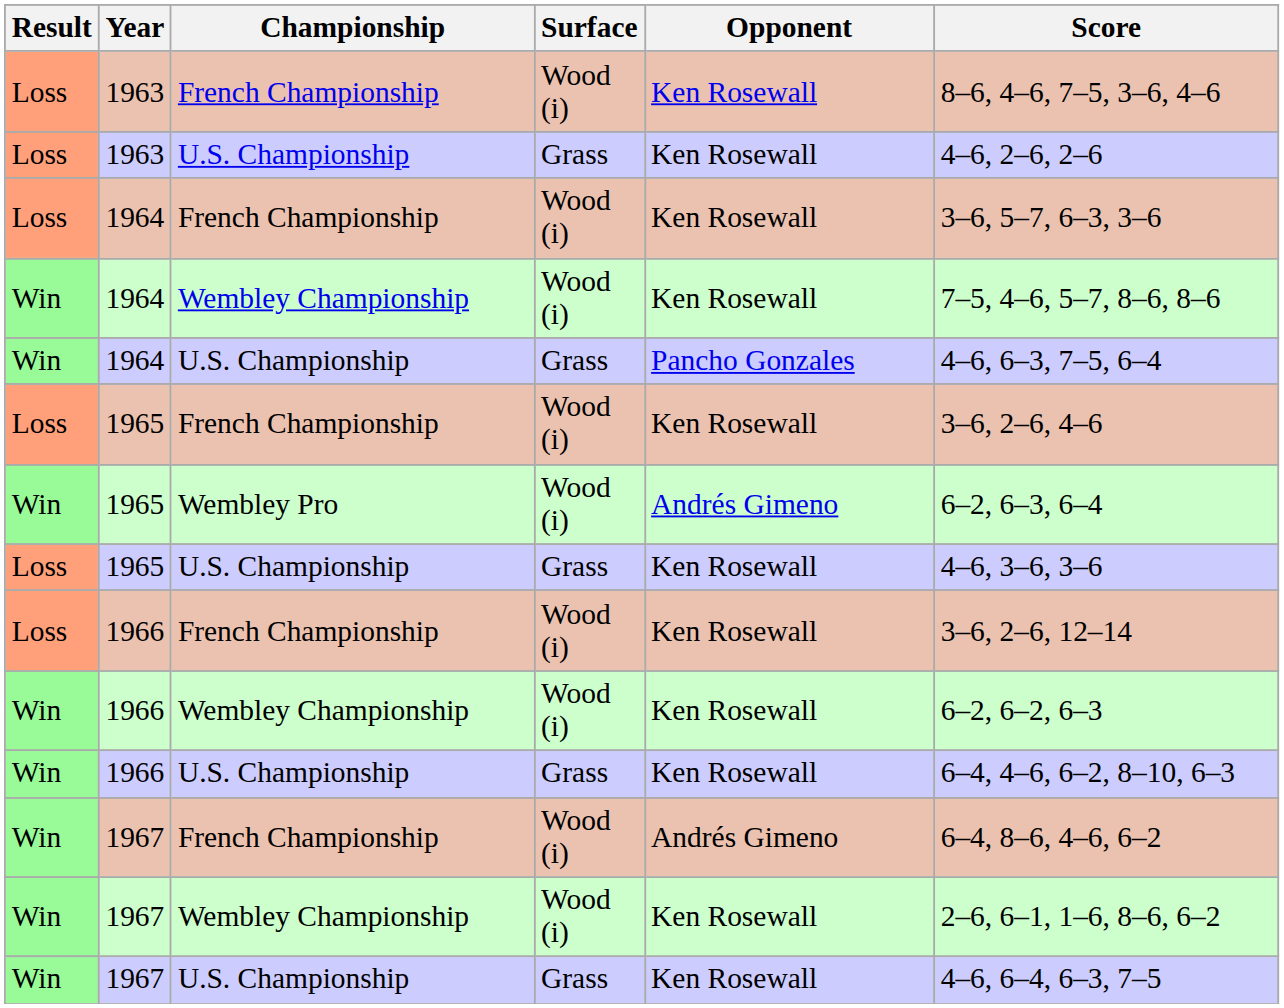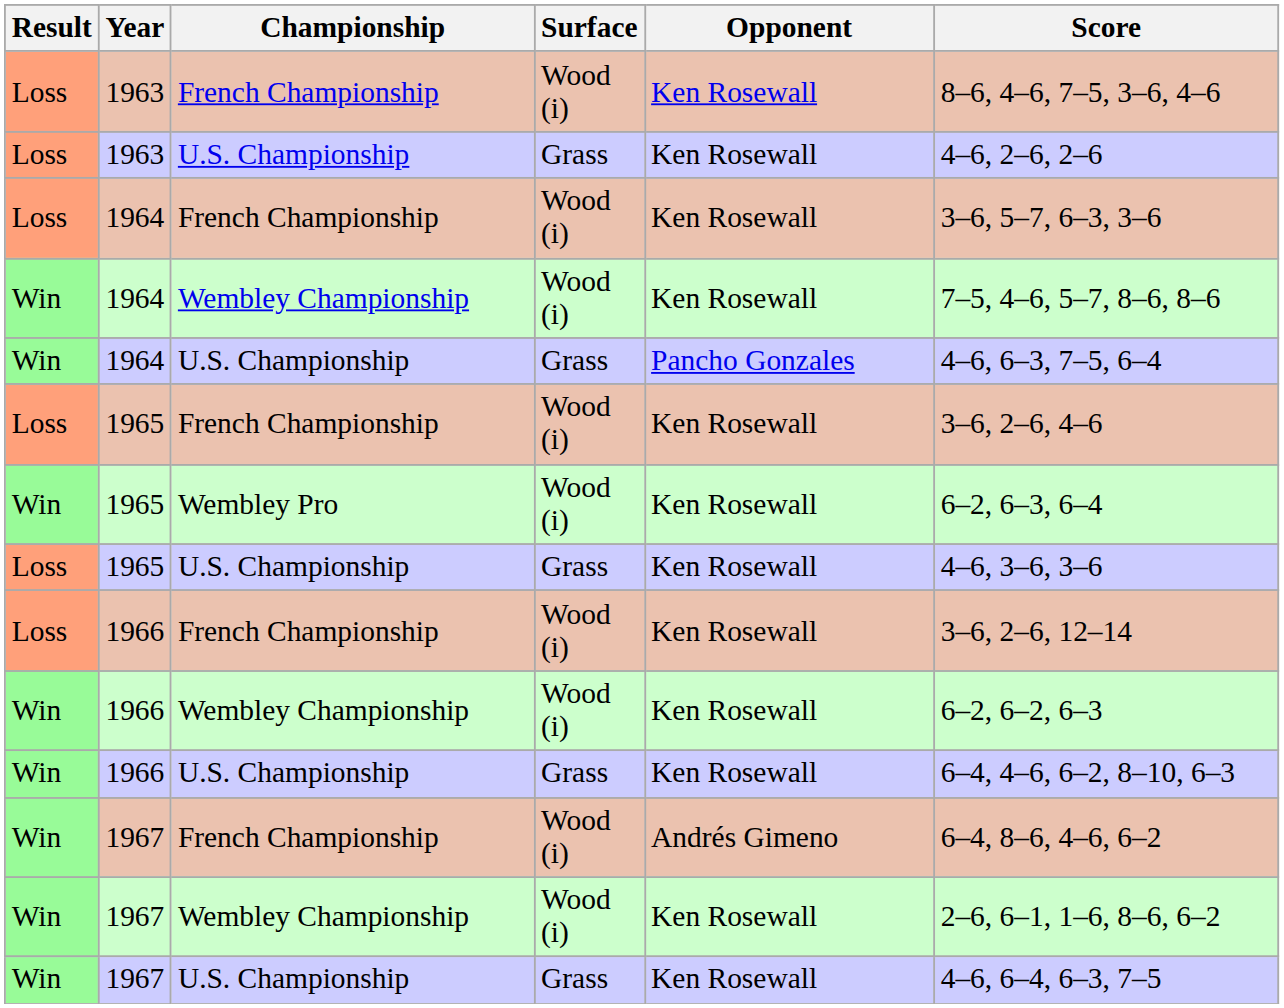(745, 503) Andrés Gimeno -> (734, 503) Ken Rosewall
